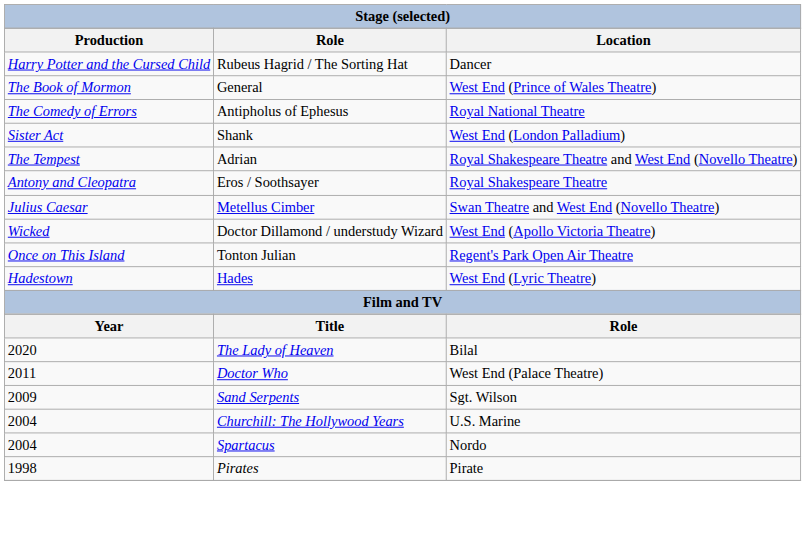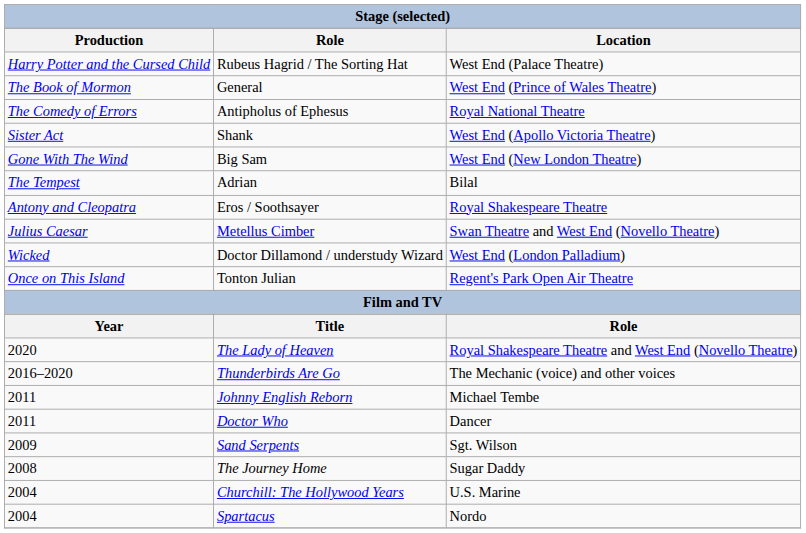(470, 64) Dancer -> (526, 64) West End (Palace Theatre)
(537, 135) West End (London Palladium) -> (552, 135) West End (Apollo Victoria Theatre)
+ row: (242, 159)
(624, 159) Royal Shakespeare Theatre and West End (Novello Theatre) -> (464, 183) Bilal
(552, 230) West End (Apollo Victoria Theatre) -> (537, 254) West End (London Palladium)
- row: (235, 278)
(464, 349) Bilal -> (624, 349) Royal Shakespeare Theatre and West End (Novello Theatre)
+ row: (278, 373)
+ row: (285, 397)
(526, 373) West End (Palace Theatre) -> (470, 421) Dancer
+ row: (272, 468)
- row: (238, 468)
